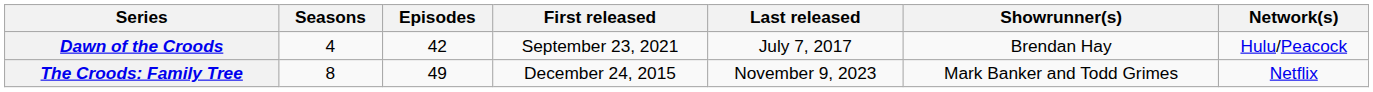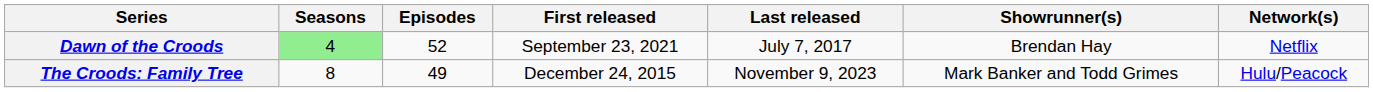(330, 45) no background -> (330, 45) lightgreen background
(437, 45) 42 -> (437, 45) 52
(1294, 45) Hulu/Peacock -> (1294, 45) Netflix
(1294, 73) Netflix -> (1294, 73) Hulu/Peacock
